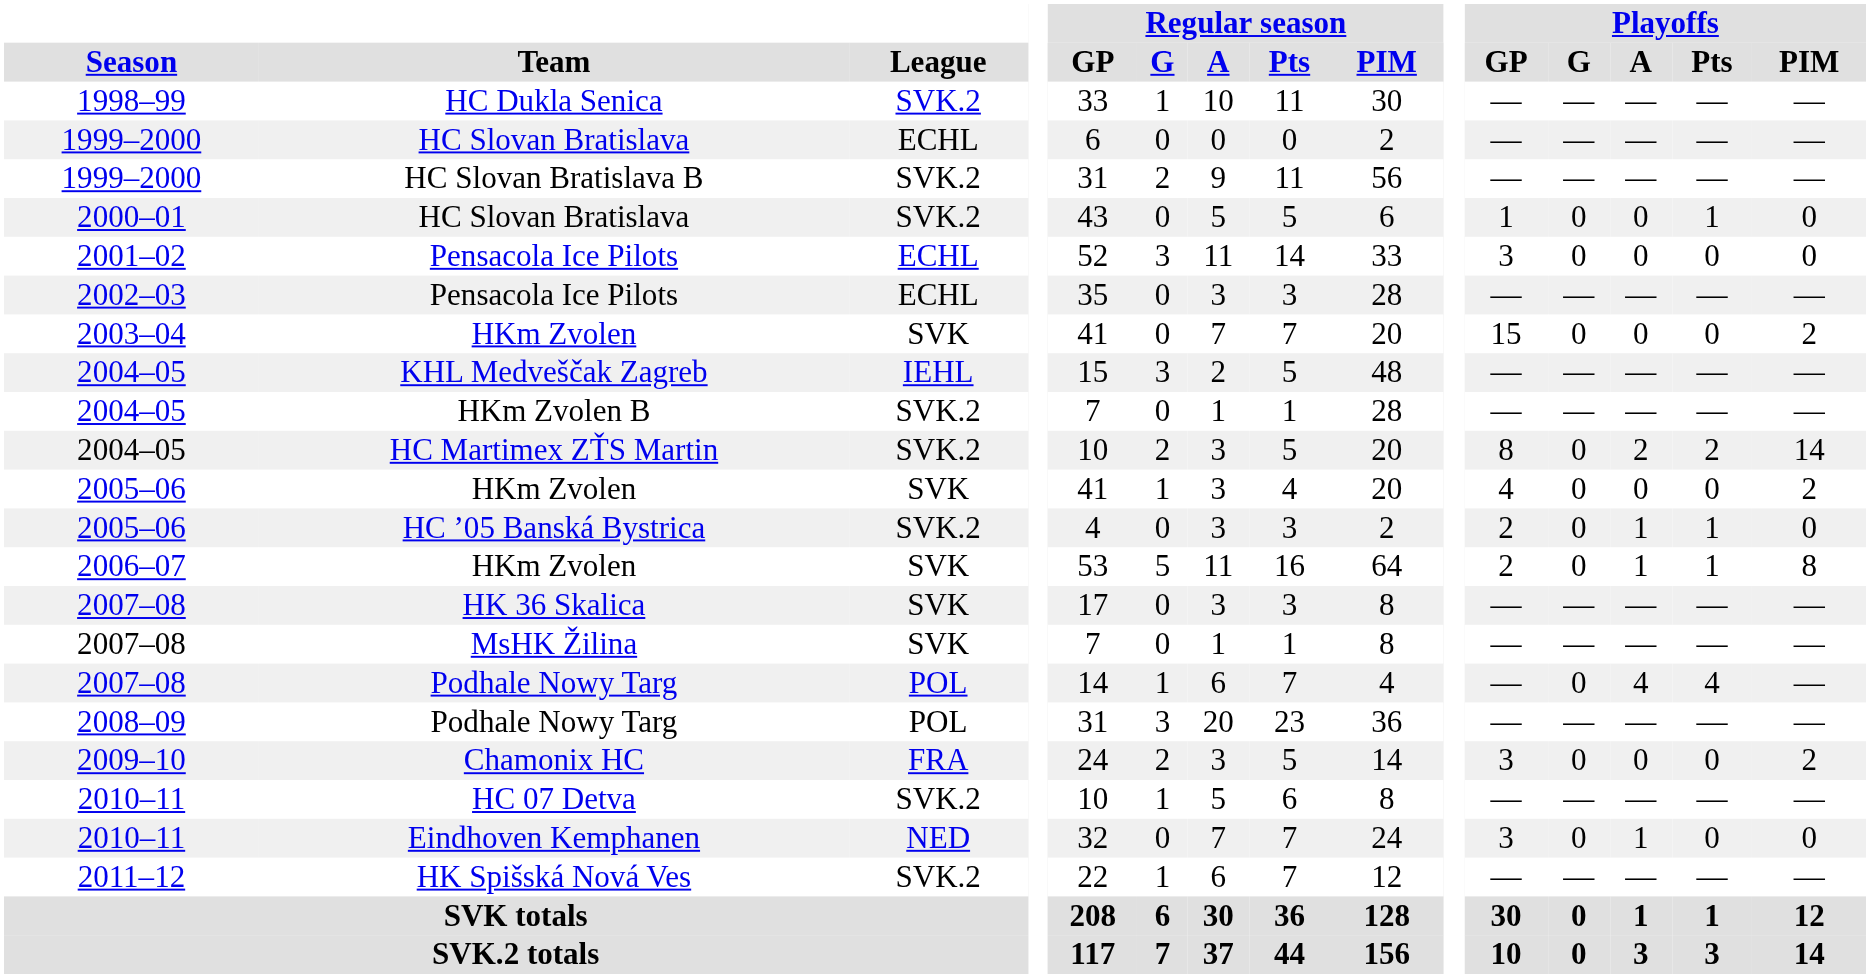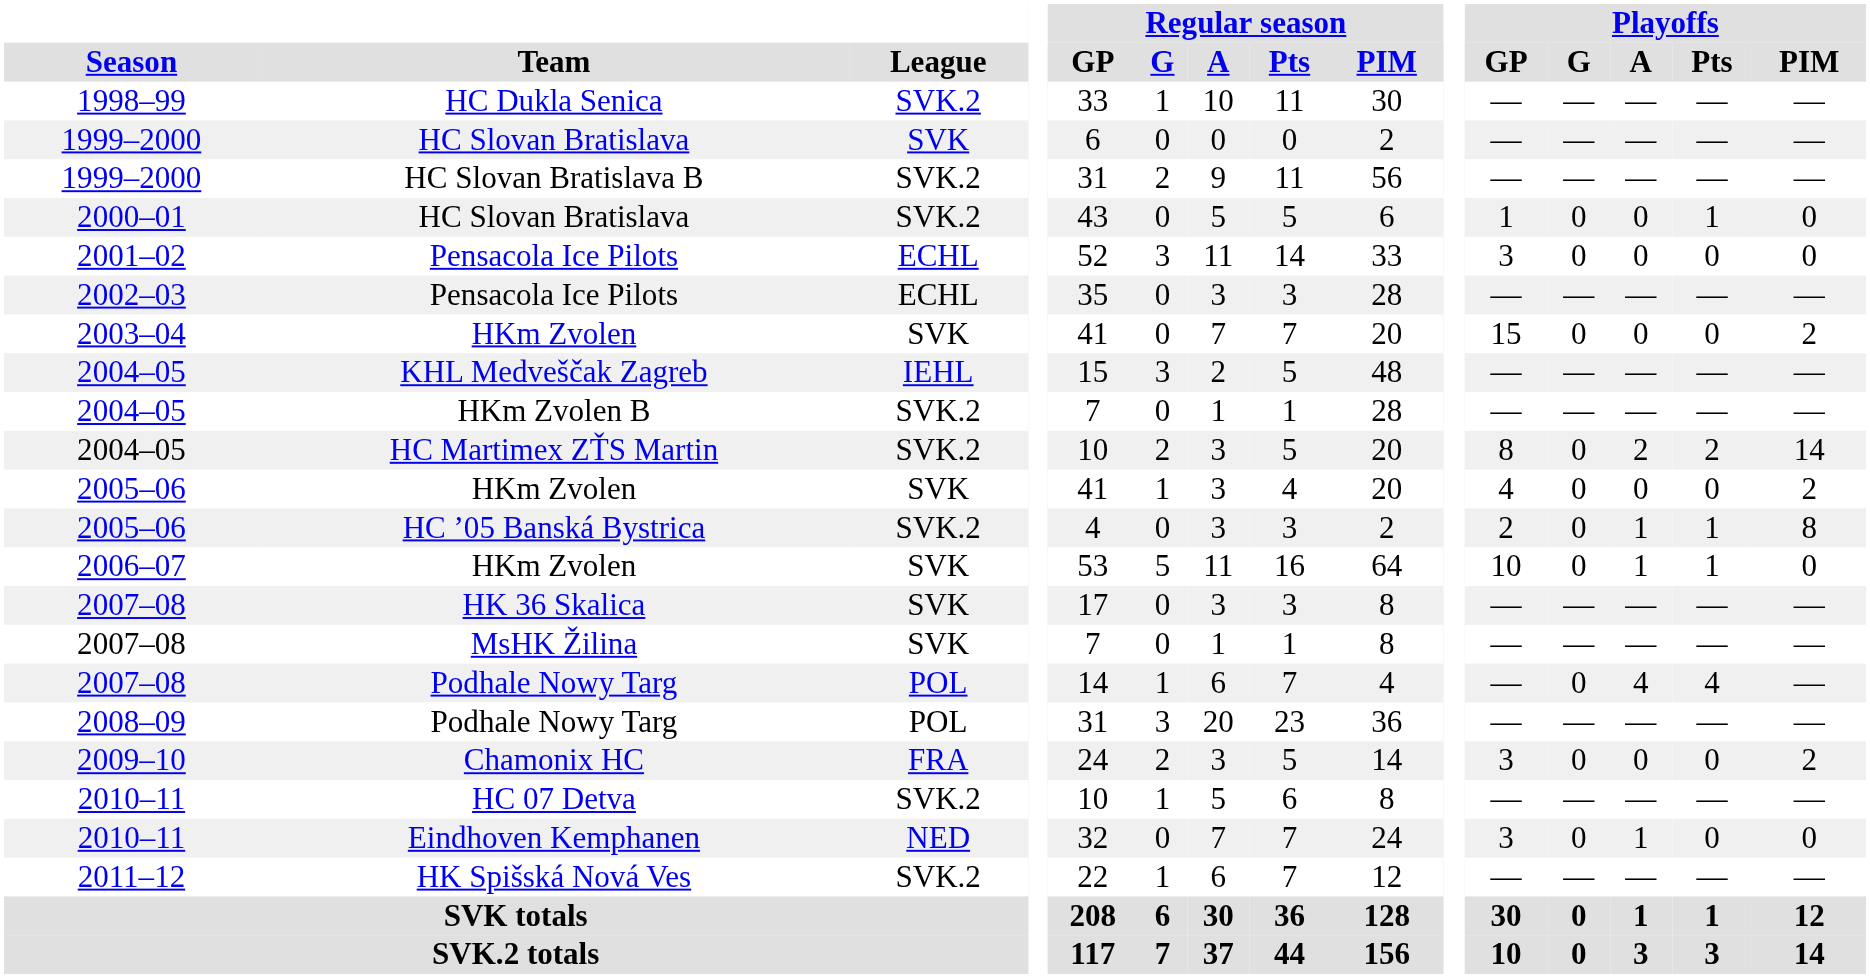(938, 139) ECHL -> (938, 139) SVK
(1809, 527) 0 -> (1809, 527) 8
(1506, 566) 2 -> (1506, 566) 10
(1809, 566) 8 -> (1809, 566) 0
